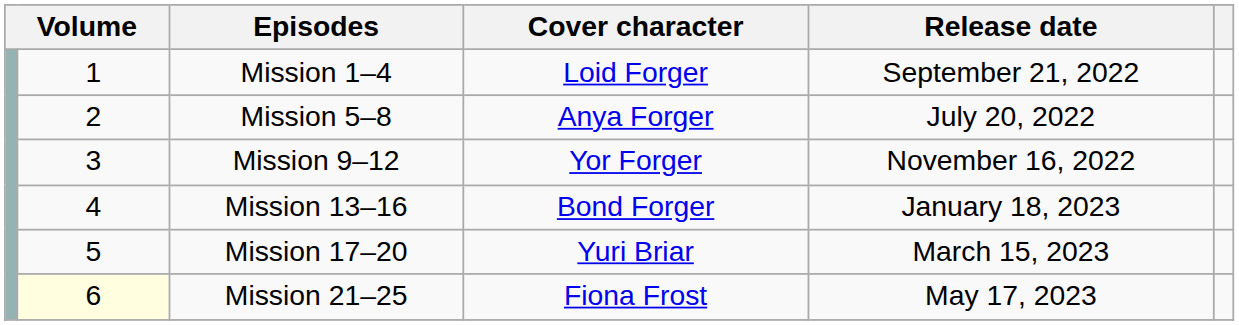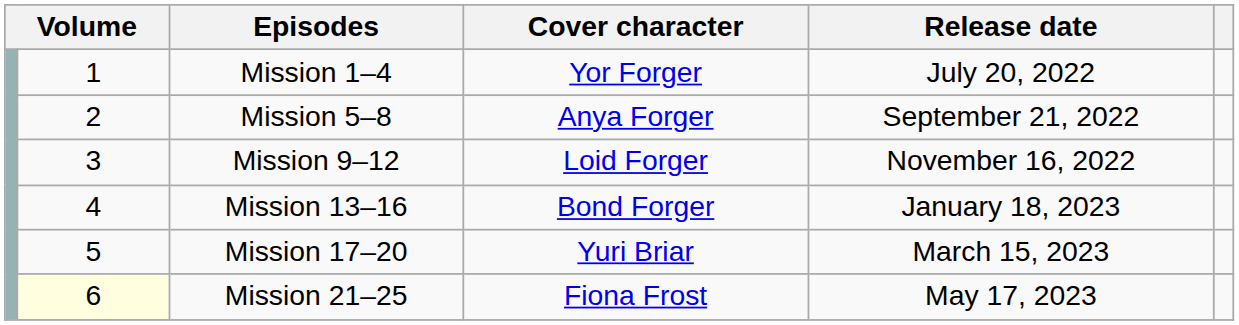(636, 71) Loid Forger -> (636, 71) Yor Forger
(1011, 71) September 21, 2022 -> (1011, 71) July 20, 2022
(1011, 116) July 20, 2022 -> (1011, 116) September 21, 2022
(636, 161) Yor Forger -> (636, 161) Loid Forger
